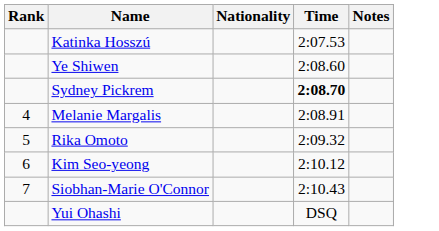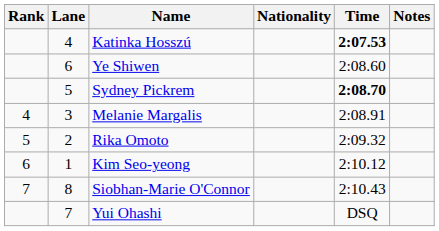+ column: (68, 16)
(321, 41) normal -> (362, 41) bold
